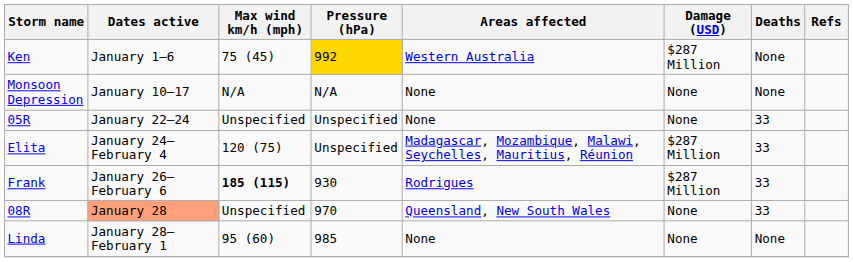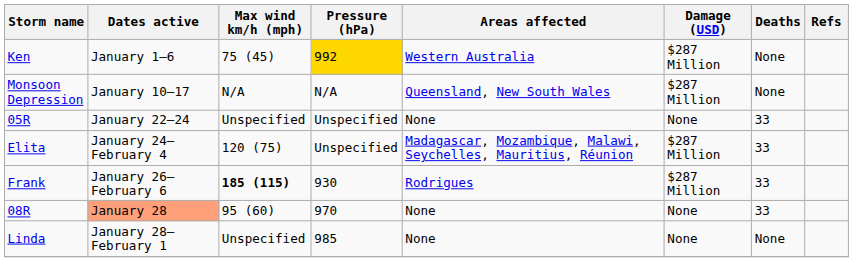(420, 92) None -> (508, 92) Queensland, New South Wales
(682, 92) None -> (694, 92) $287 Million
(264, 211) Unspecified -> (248, 211) 95 (60)
(508, 211) Queensland, New South Wales -> (420, 211) None
(248, 239) 95 (60) -> (264, 239) Unspecified
